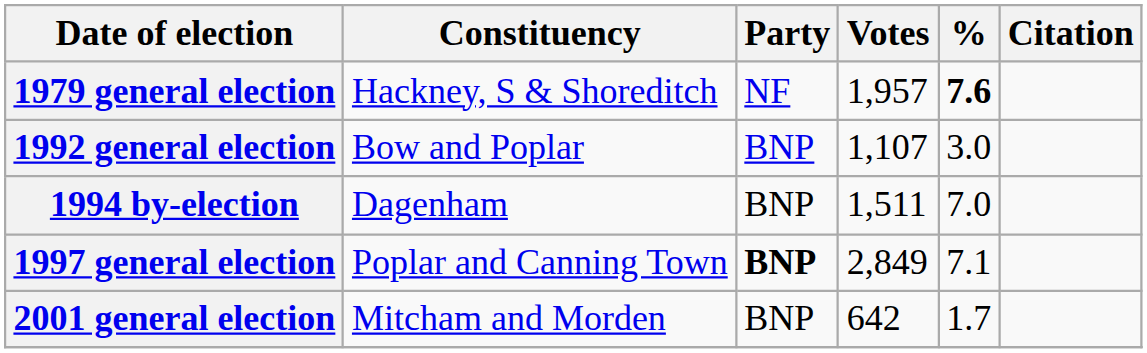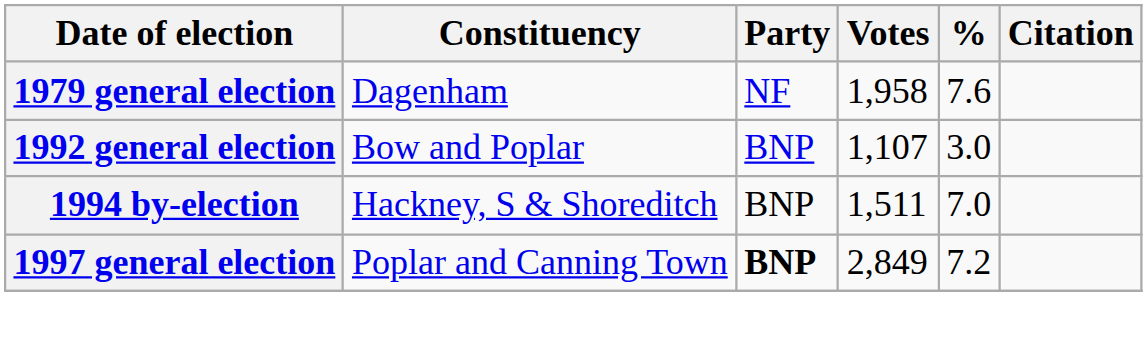(535, 90) Hackney, S & Shoreditch -> (430, 90) Dagenham
(887, 90) 1,957 -> (887, 90) 1,958
(969, 90) bold -> (969, 90) normal
(430, 204) Dagenham -> (535, 204) Hackney, S & Shoreditch
(969, 261) 7.1 -> (969, 261) 7.2
- row: (174, 318)
